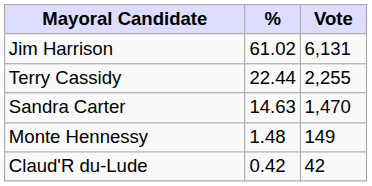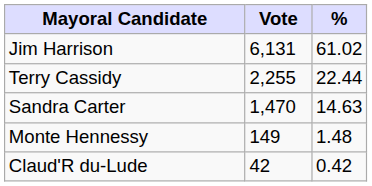columns swapped: (333, 19) <-> (273, 19)
